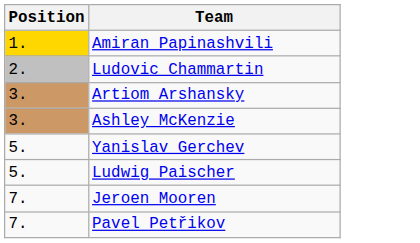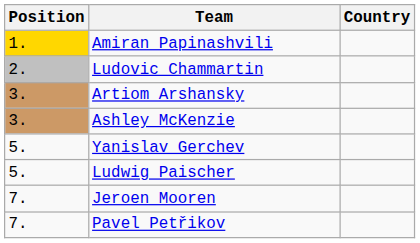+ column: (377, 18)
